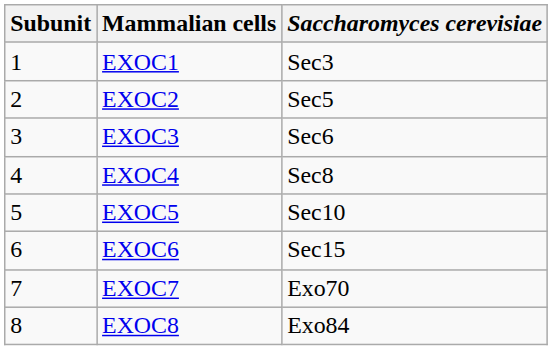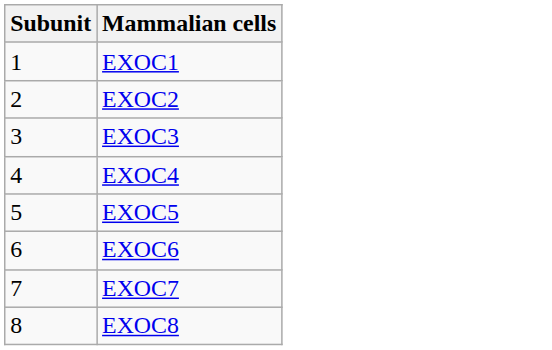- column: (415, 23)
